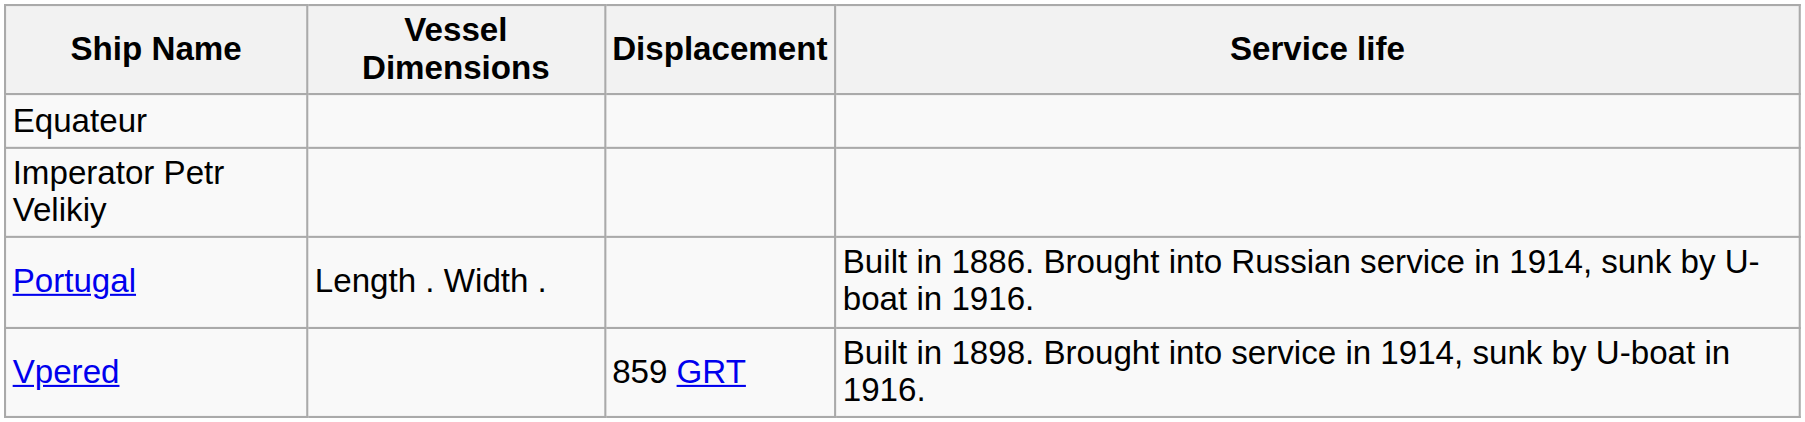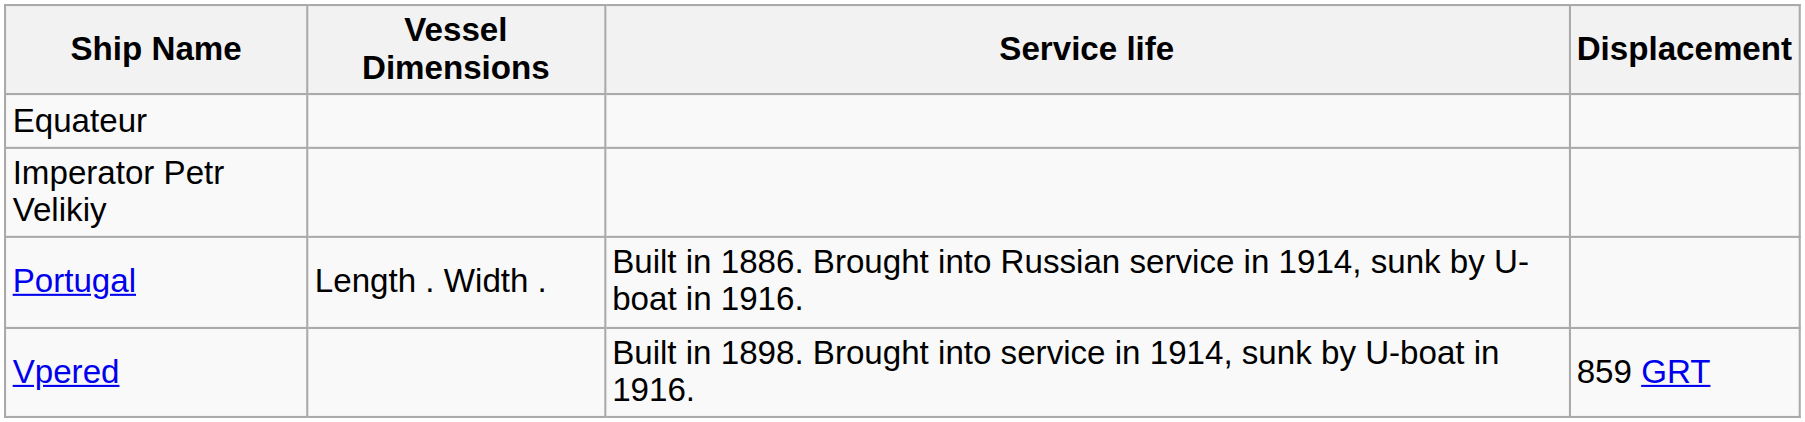columns swapped: (720, 49) <-> (1317, 49)
